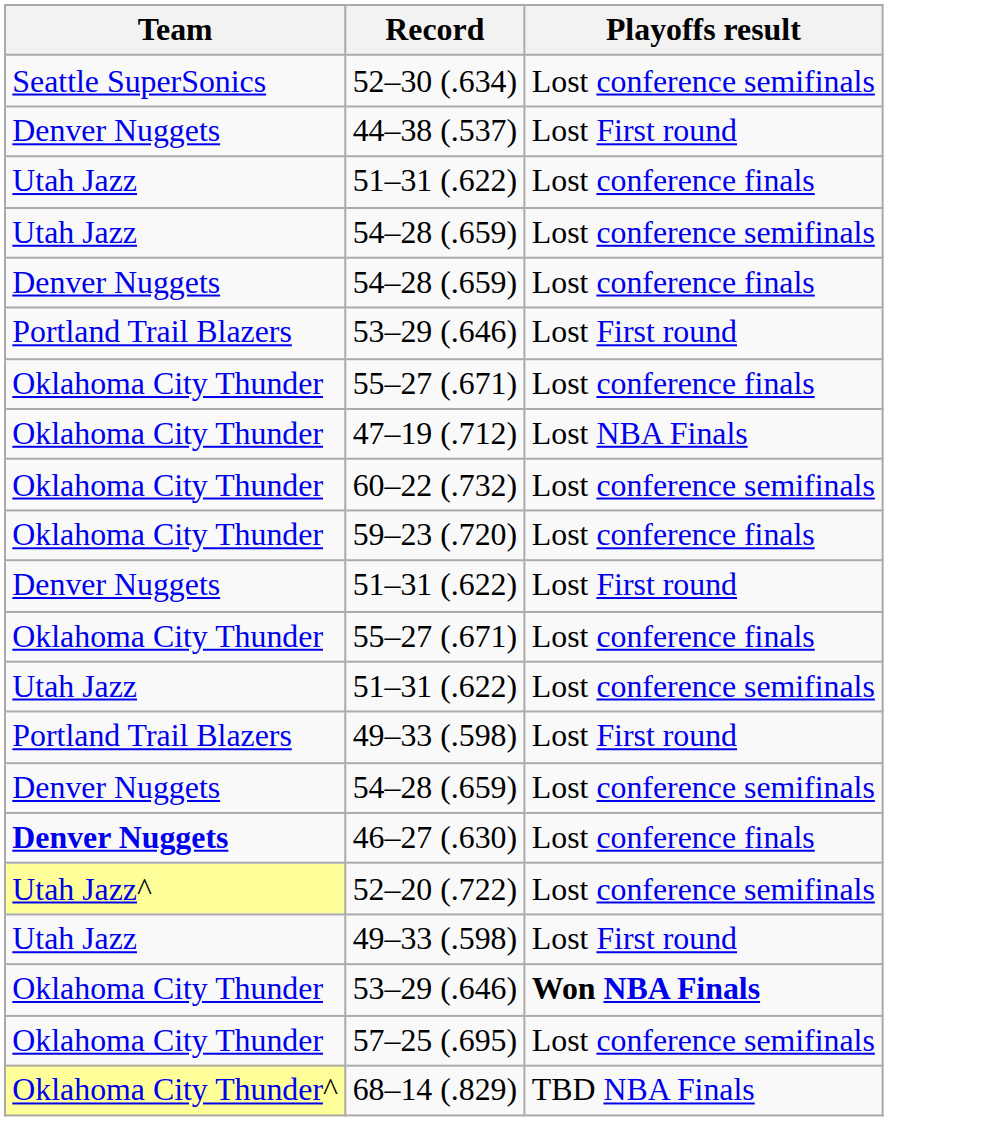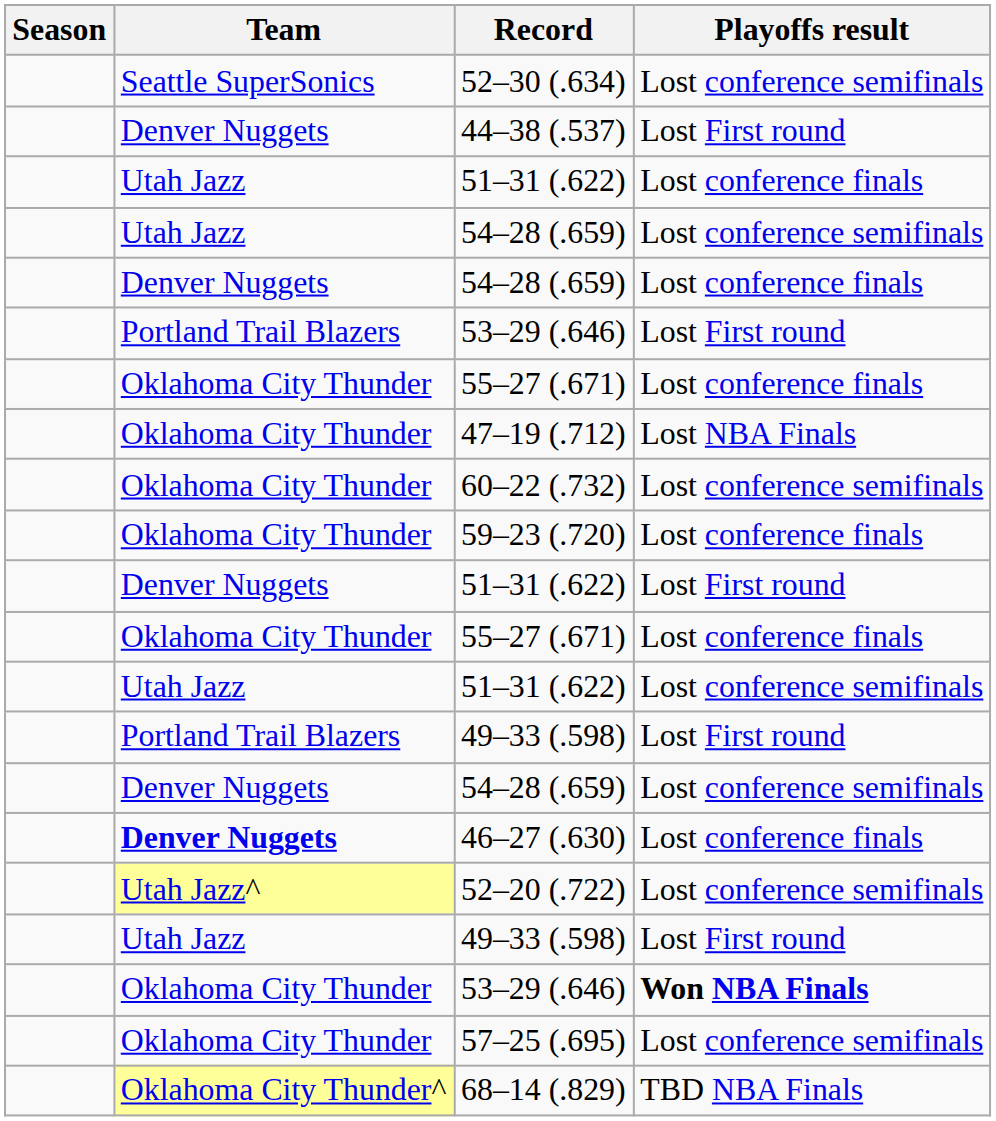+ column: (59, 29)
